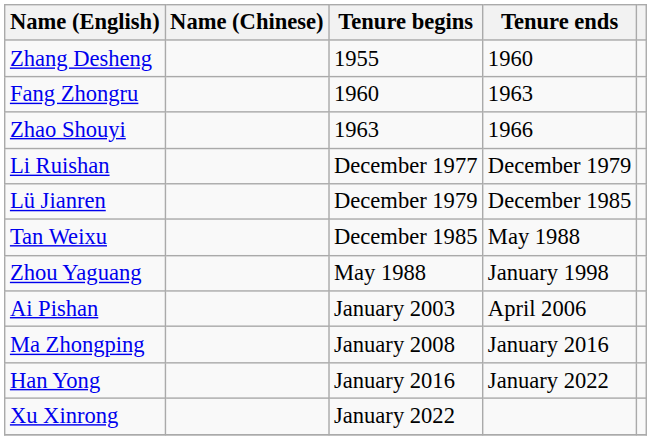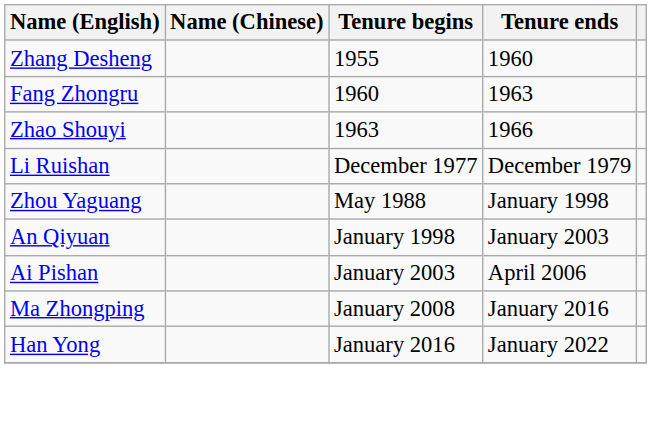- row: (58, 201)
- row: (58, 237)
+ row: (60, 237)
- row: (64, 415)
